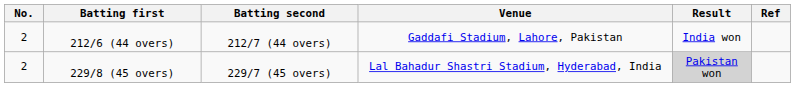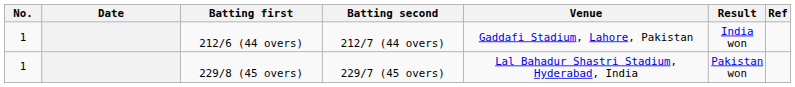+ column: (111, 13)
(24, 37) 2 -> (23, 37) 1
(24, 67) 2 -> (23, 67) 1
(712, 67) lightgrey background -> (737, 67) no background
